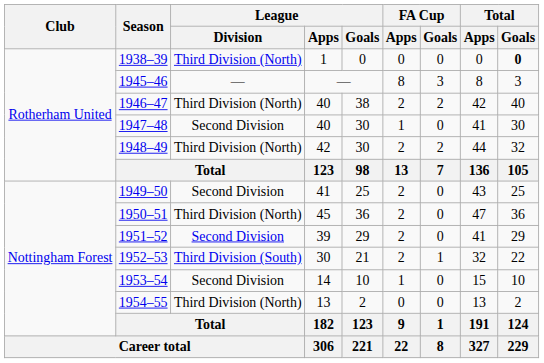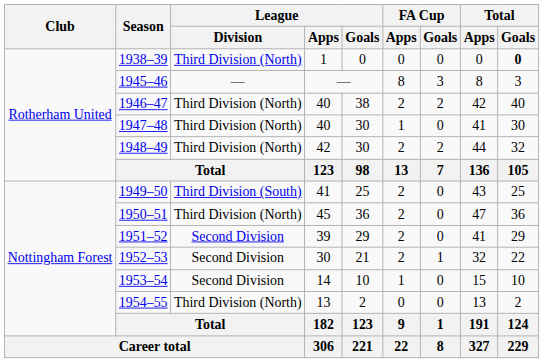(238, 125) Second Division -> (238, 125) Third Division (North)
(238, 192) Second Division -> (238, 192) Third Division (South)
(238, 258) Third Division (South) -> (238, 258) Second Division
